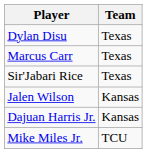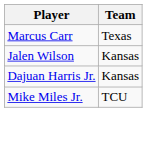- row: (37, 35)
- row: (45, 76)
